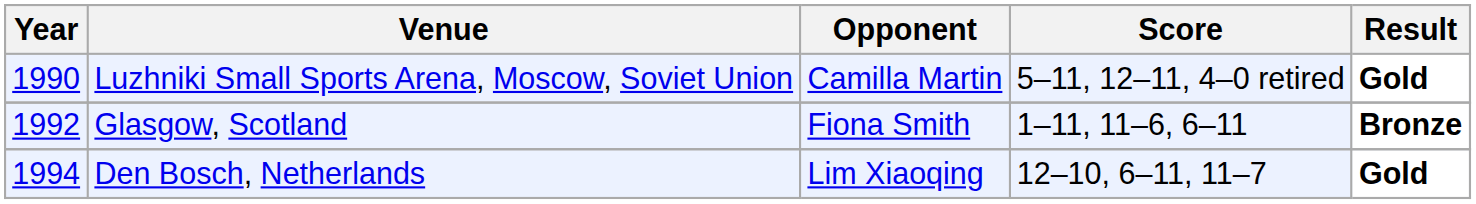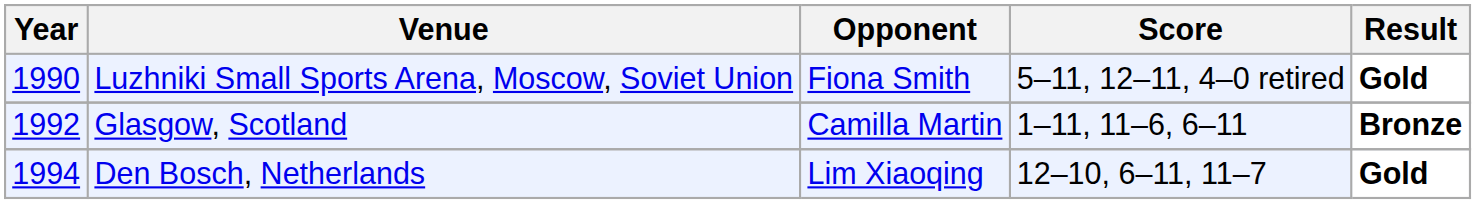(905, 78) Camilla Martin -> (889, 78) Fiona Smith
(889, 126) Fiona Smith -> (905, 126) Camilla Martin
